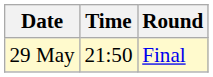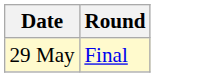- column: (108, 21)
